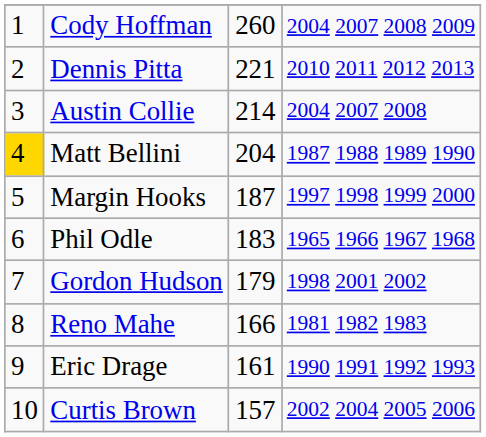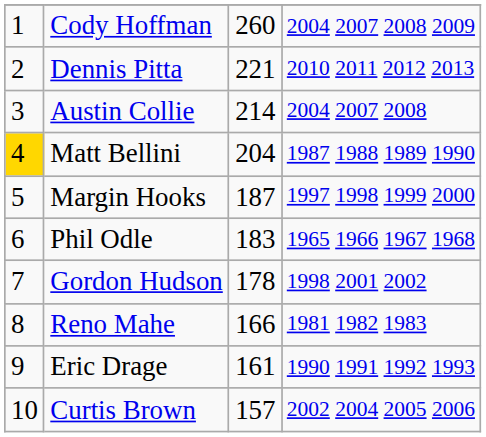(255, 281) 179 -> (255, 281) 178
